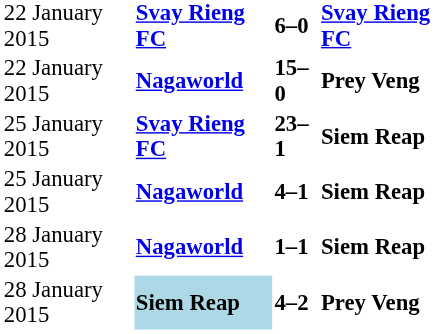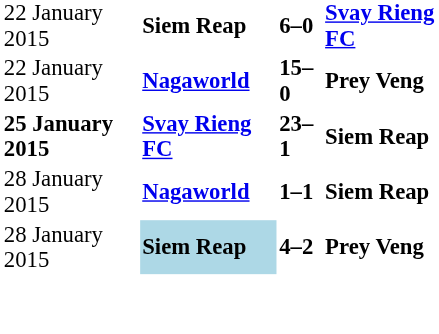(190, 25) Svay Rieng FC -> (194, 25) Siem Reap
(53, 136) normal -> (58, 136) bold
- row: (292, 191)
